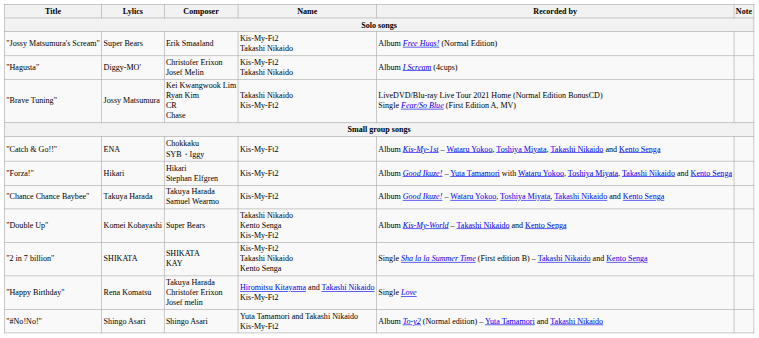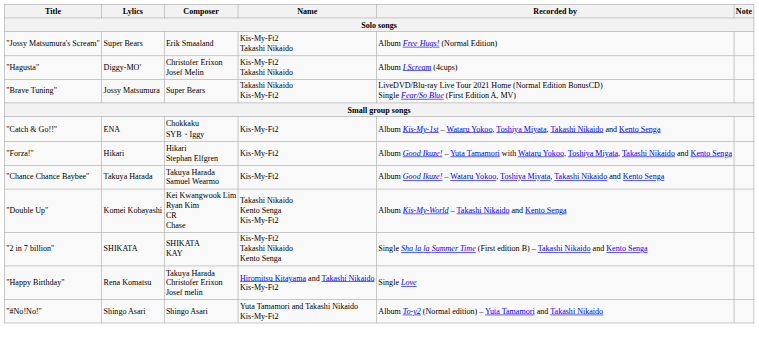(201, 101) Kei Kwangwook Lim Ryan Kim CR Chase -> (185, 91) Super Bears
(185, 225) Super Bears -> (201, 210) Kei Kwangwook Lim Ryan Kim CR Chase
